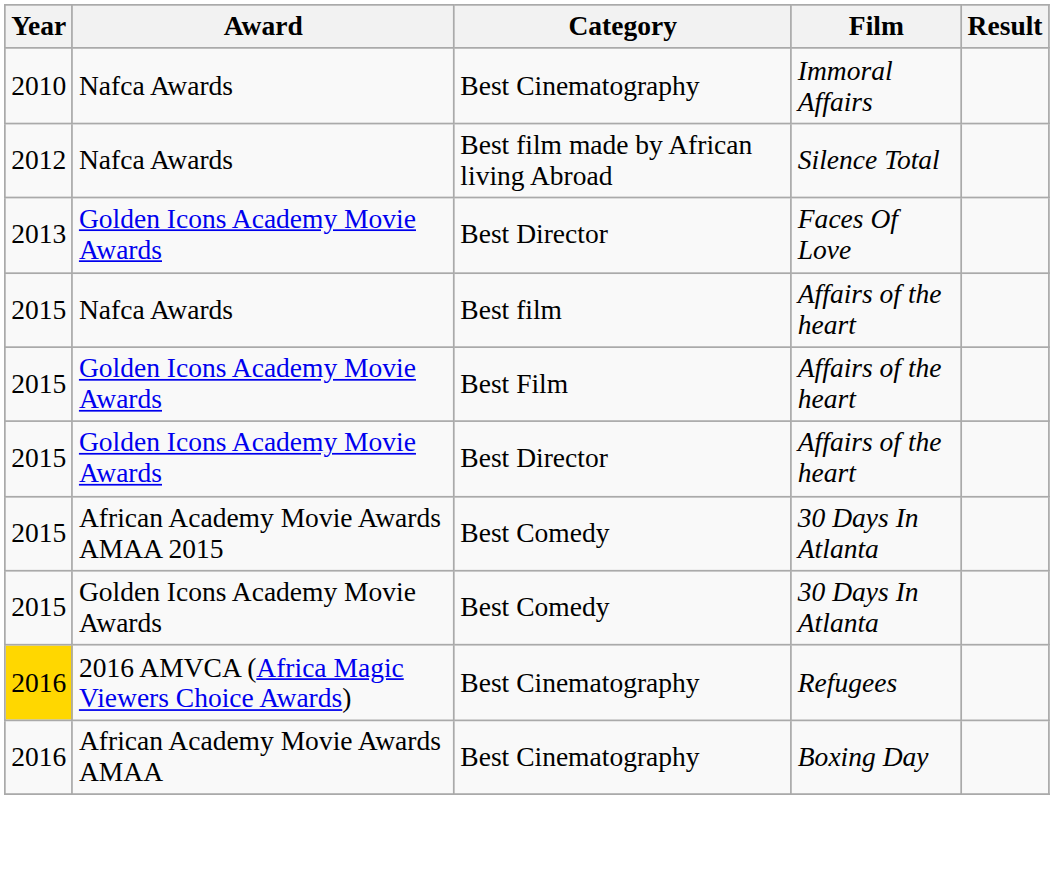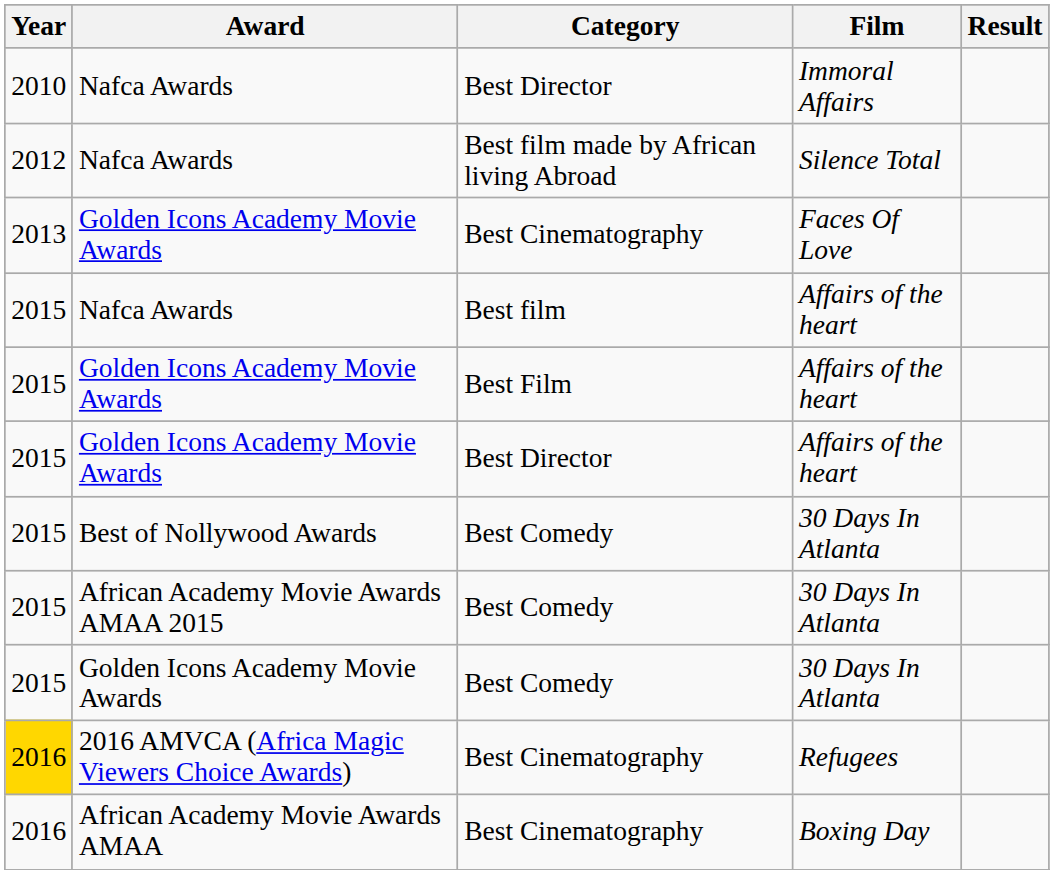(580, 85) Best Cinematography -> (538, 85) Best Director
(534, 234) Best Director -> (584, 234) Best Cinematography
+ row: (228, 533)
